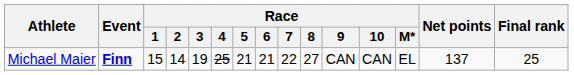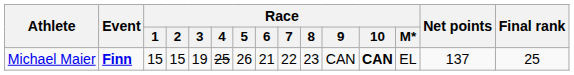(177, 59) 14 -> (177, 59) 15
(244, 59) 21 -> (244, 59) 26
(311, 59) 27 -> (311, 59) 23
(377, 59) normal -> (377, 59) bold
